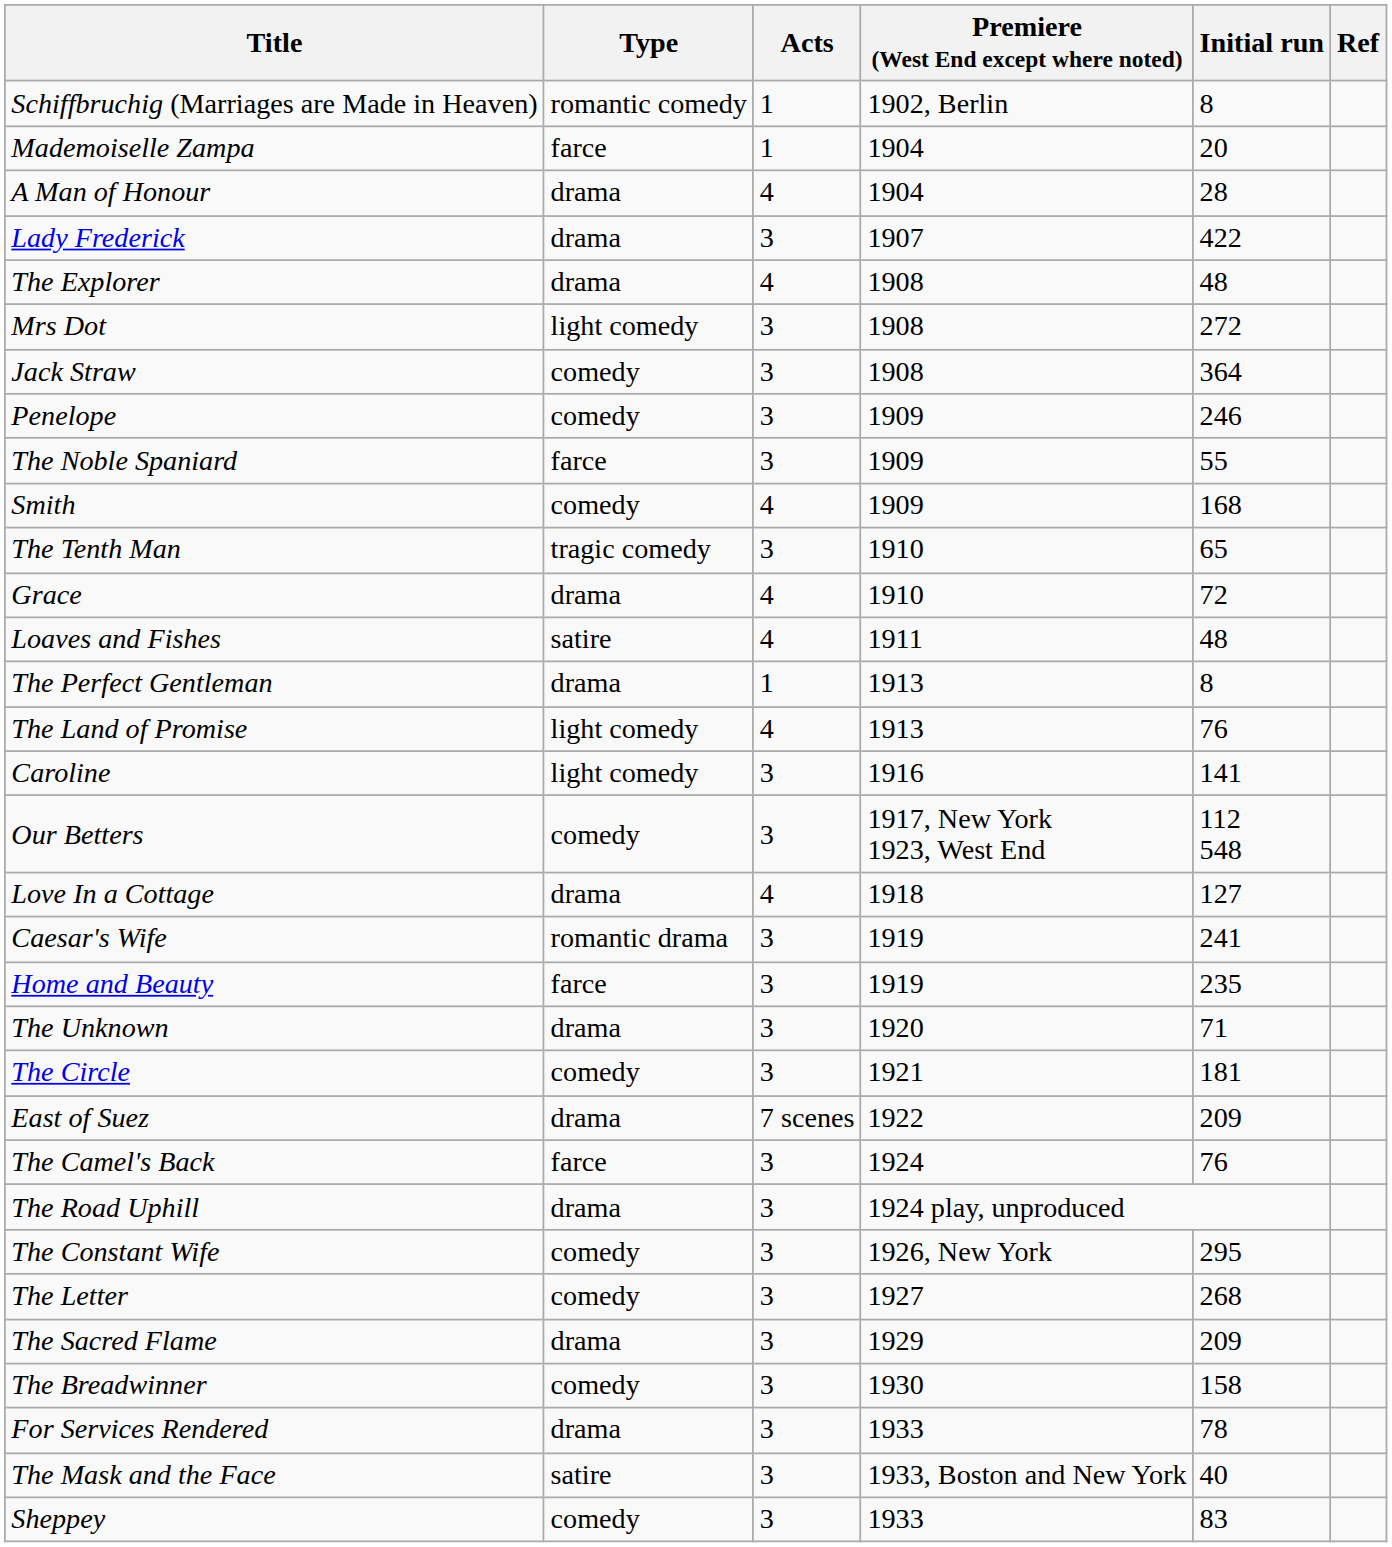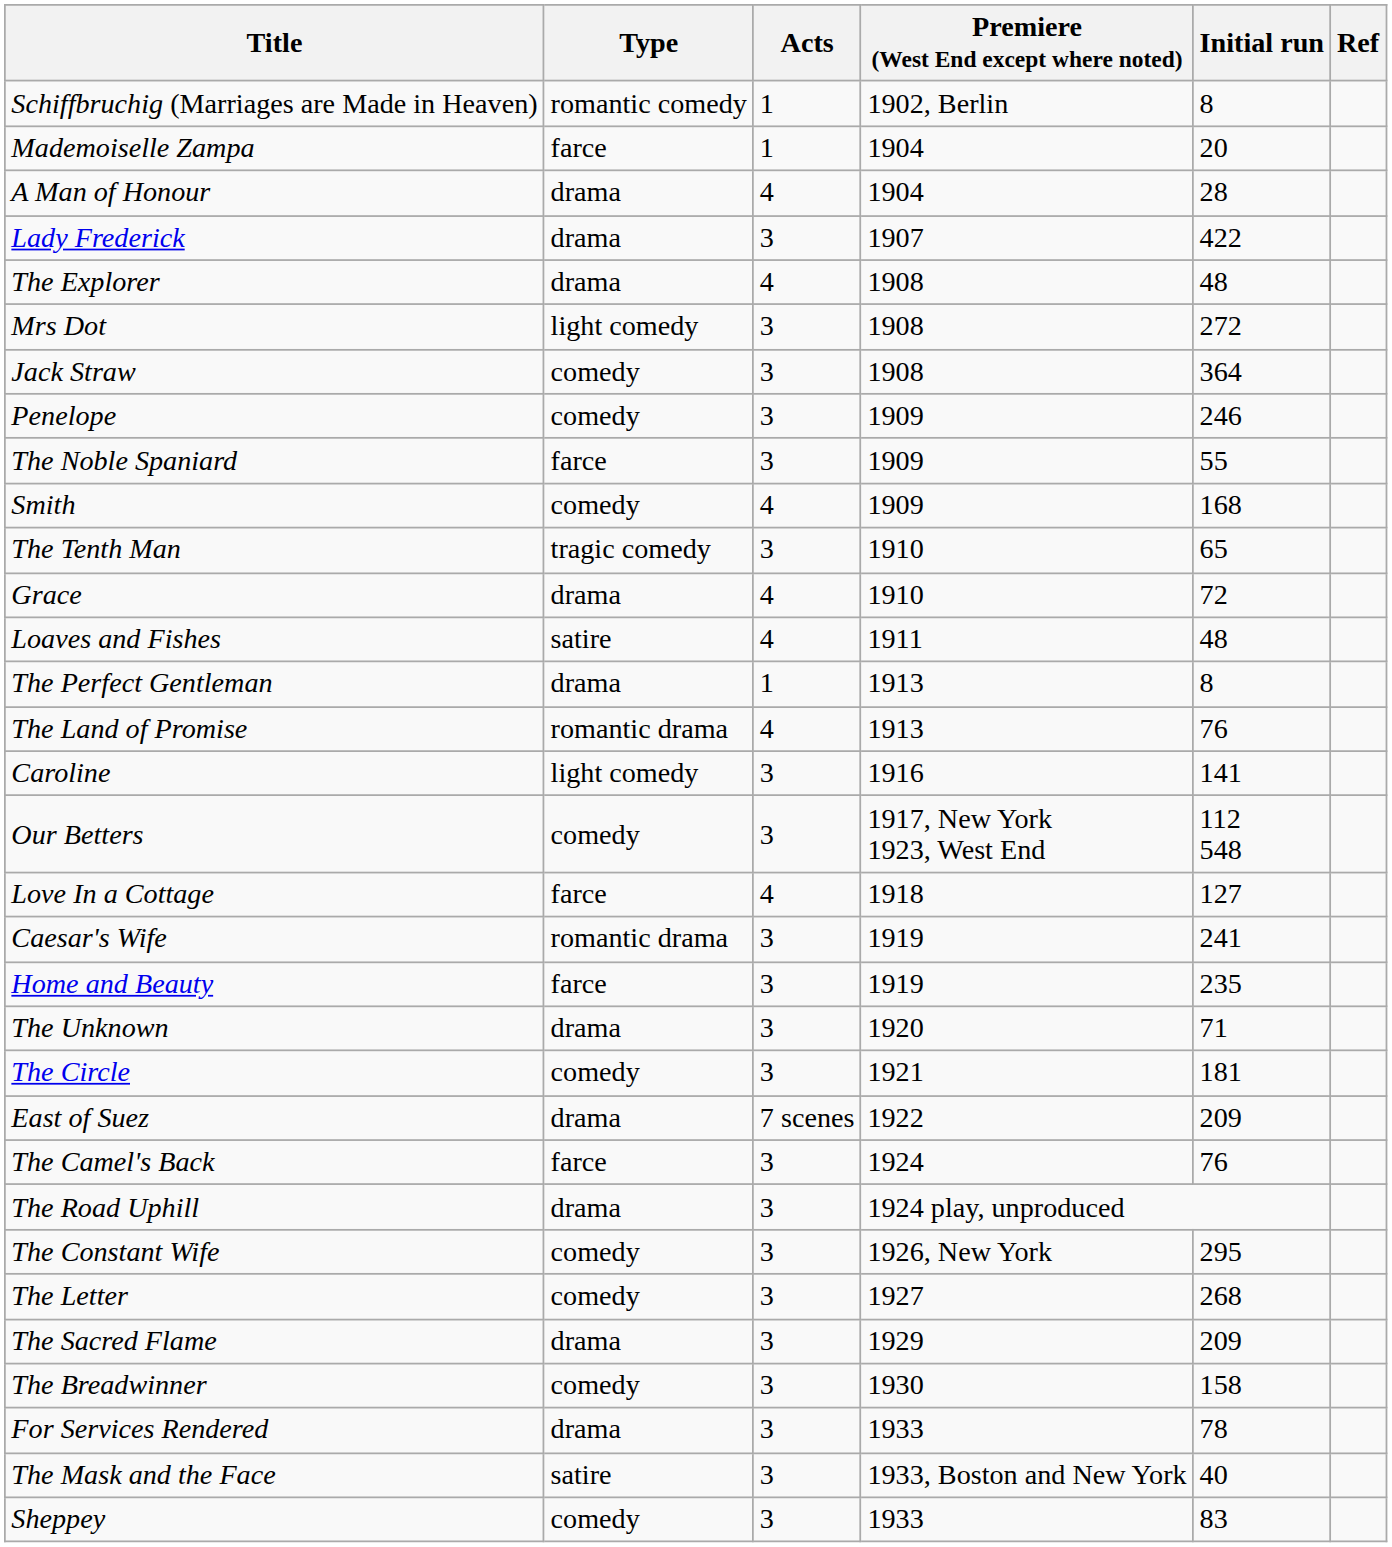(624, 728) light comedy -> (639, 728) romantic drama
(586, 894) drama -> (579, 894) farce
